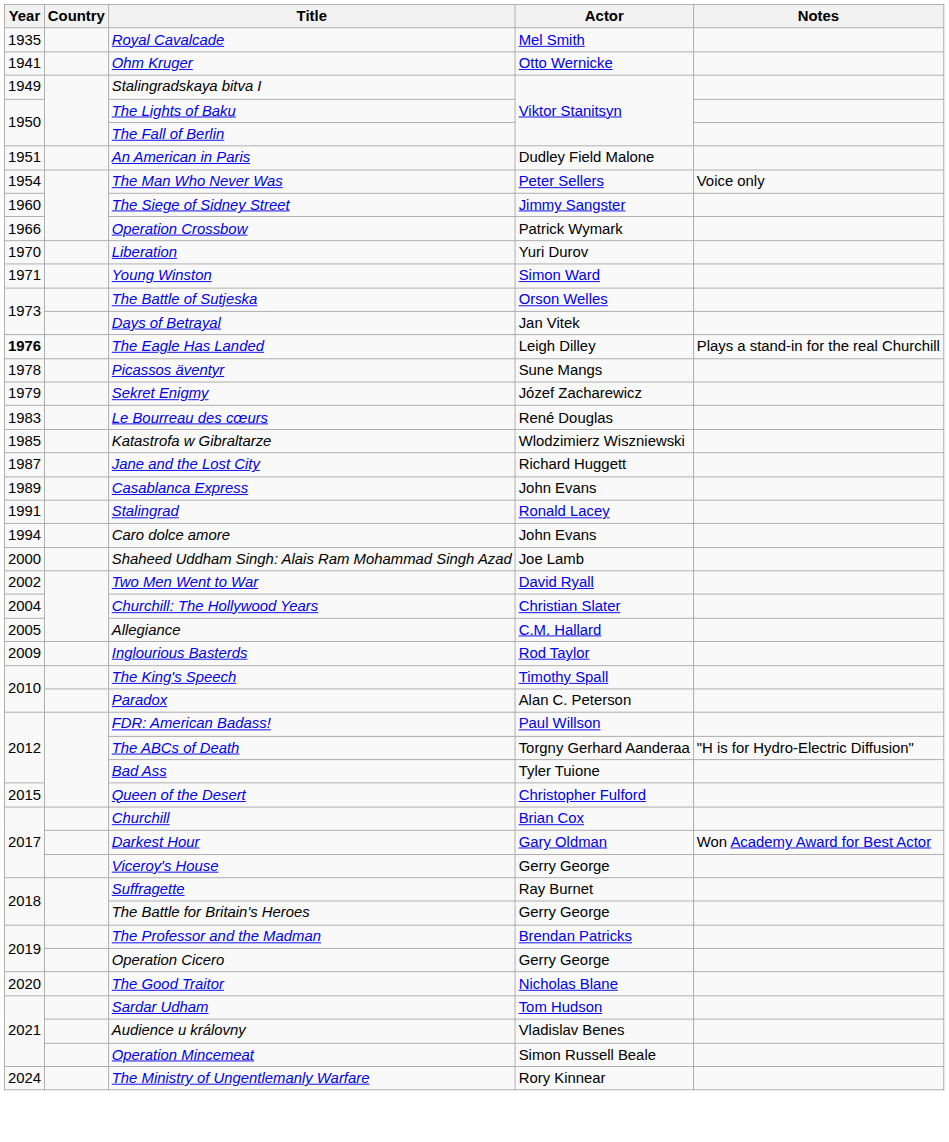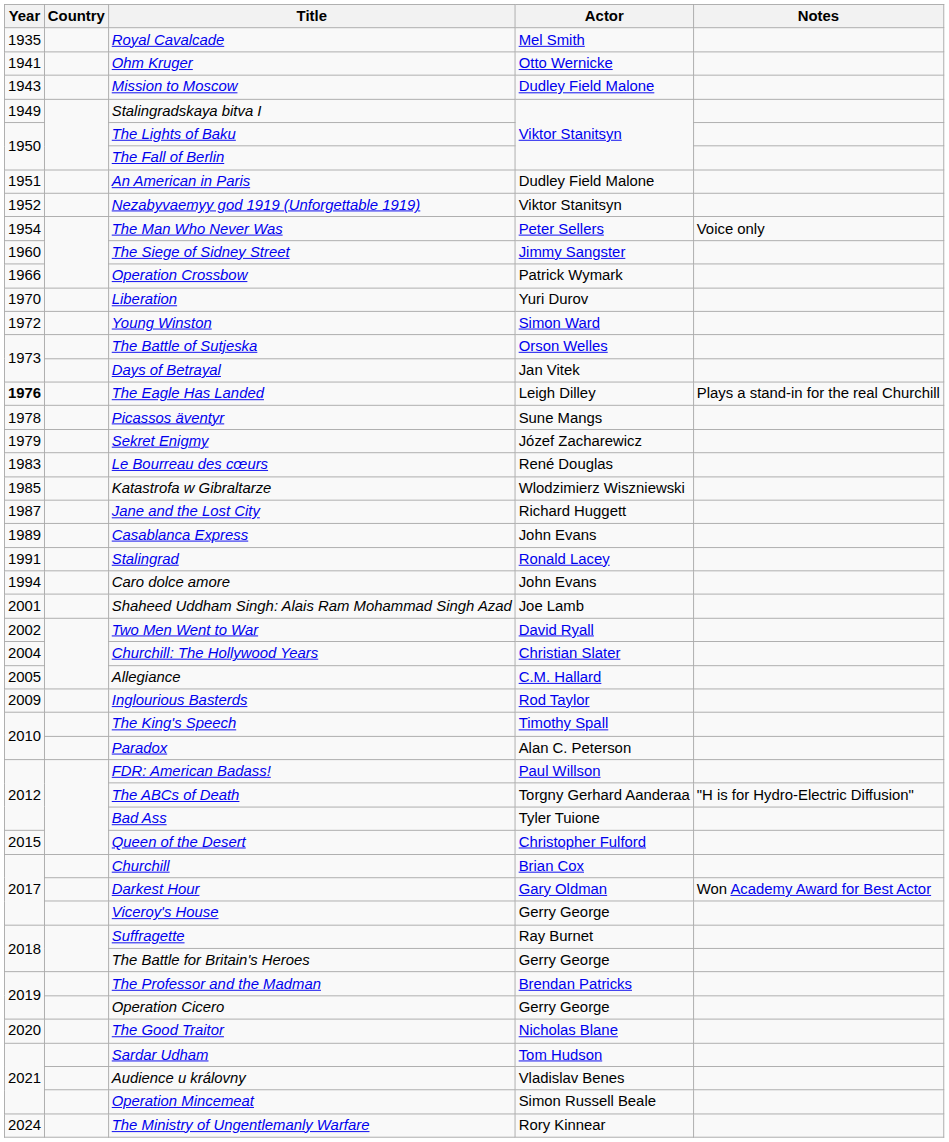+ row: (175, 87)
+ row: (266, 205)
(24, 275) 1971 -> (24, 323) 1972
(24, 559) 2000 -> (24, 606) 2001
